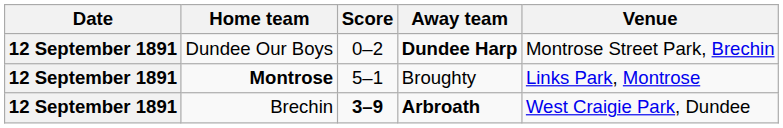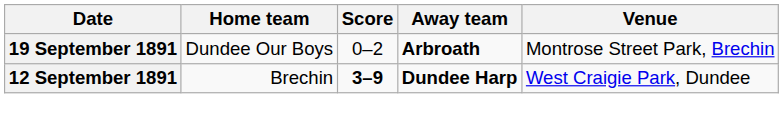(93, 48) 12 September 1891 -> (93, 48) 19 September 1891
(460, 48) Dundee Harp -> (441, 48) Arbroath
- row: (291, 78)
(441, 107) Arbroath -> (460, 78) Dundee Harp
